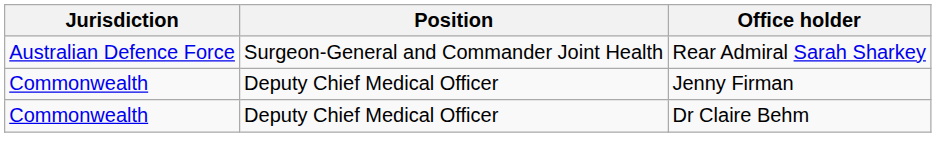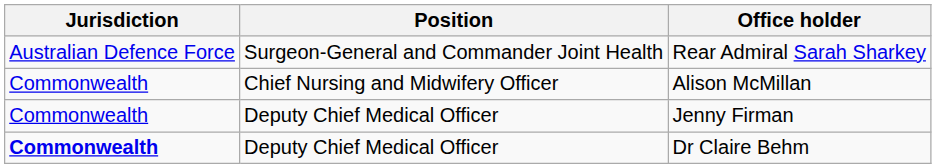+ row: (742, 83)
(79, 115) normal -> (84, 147) bold
